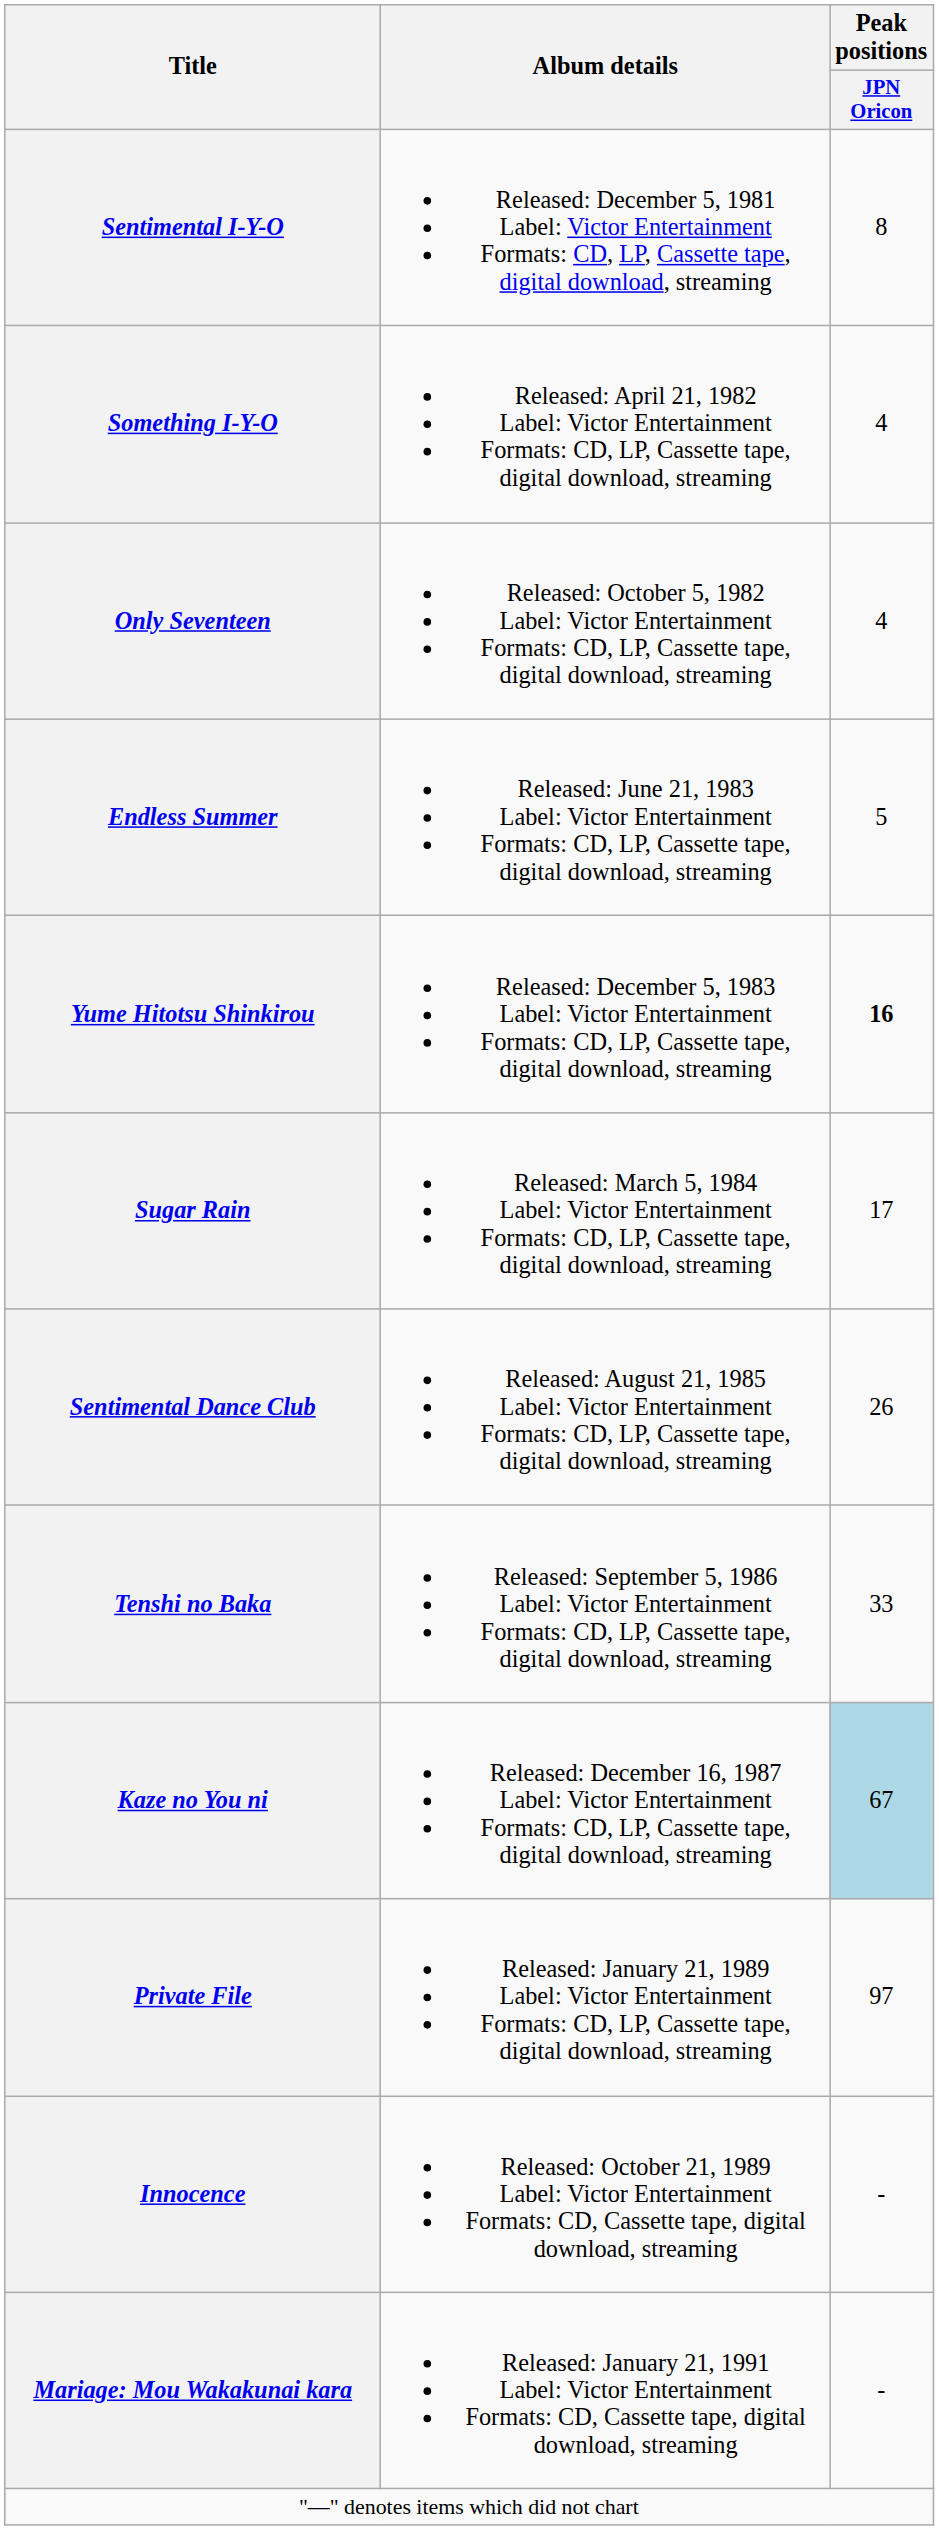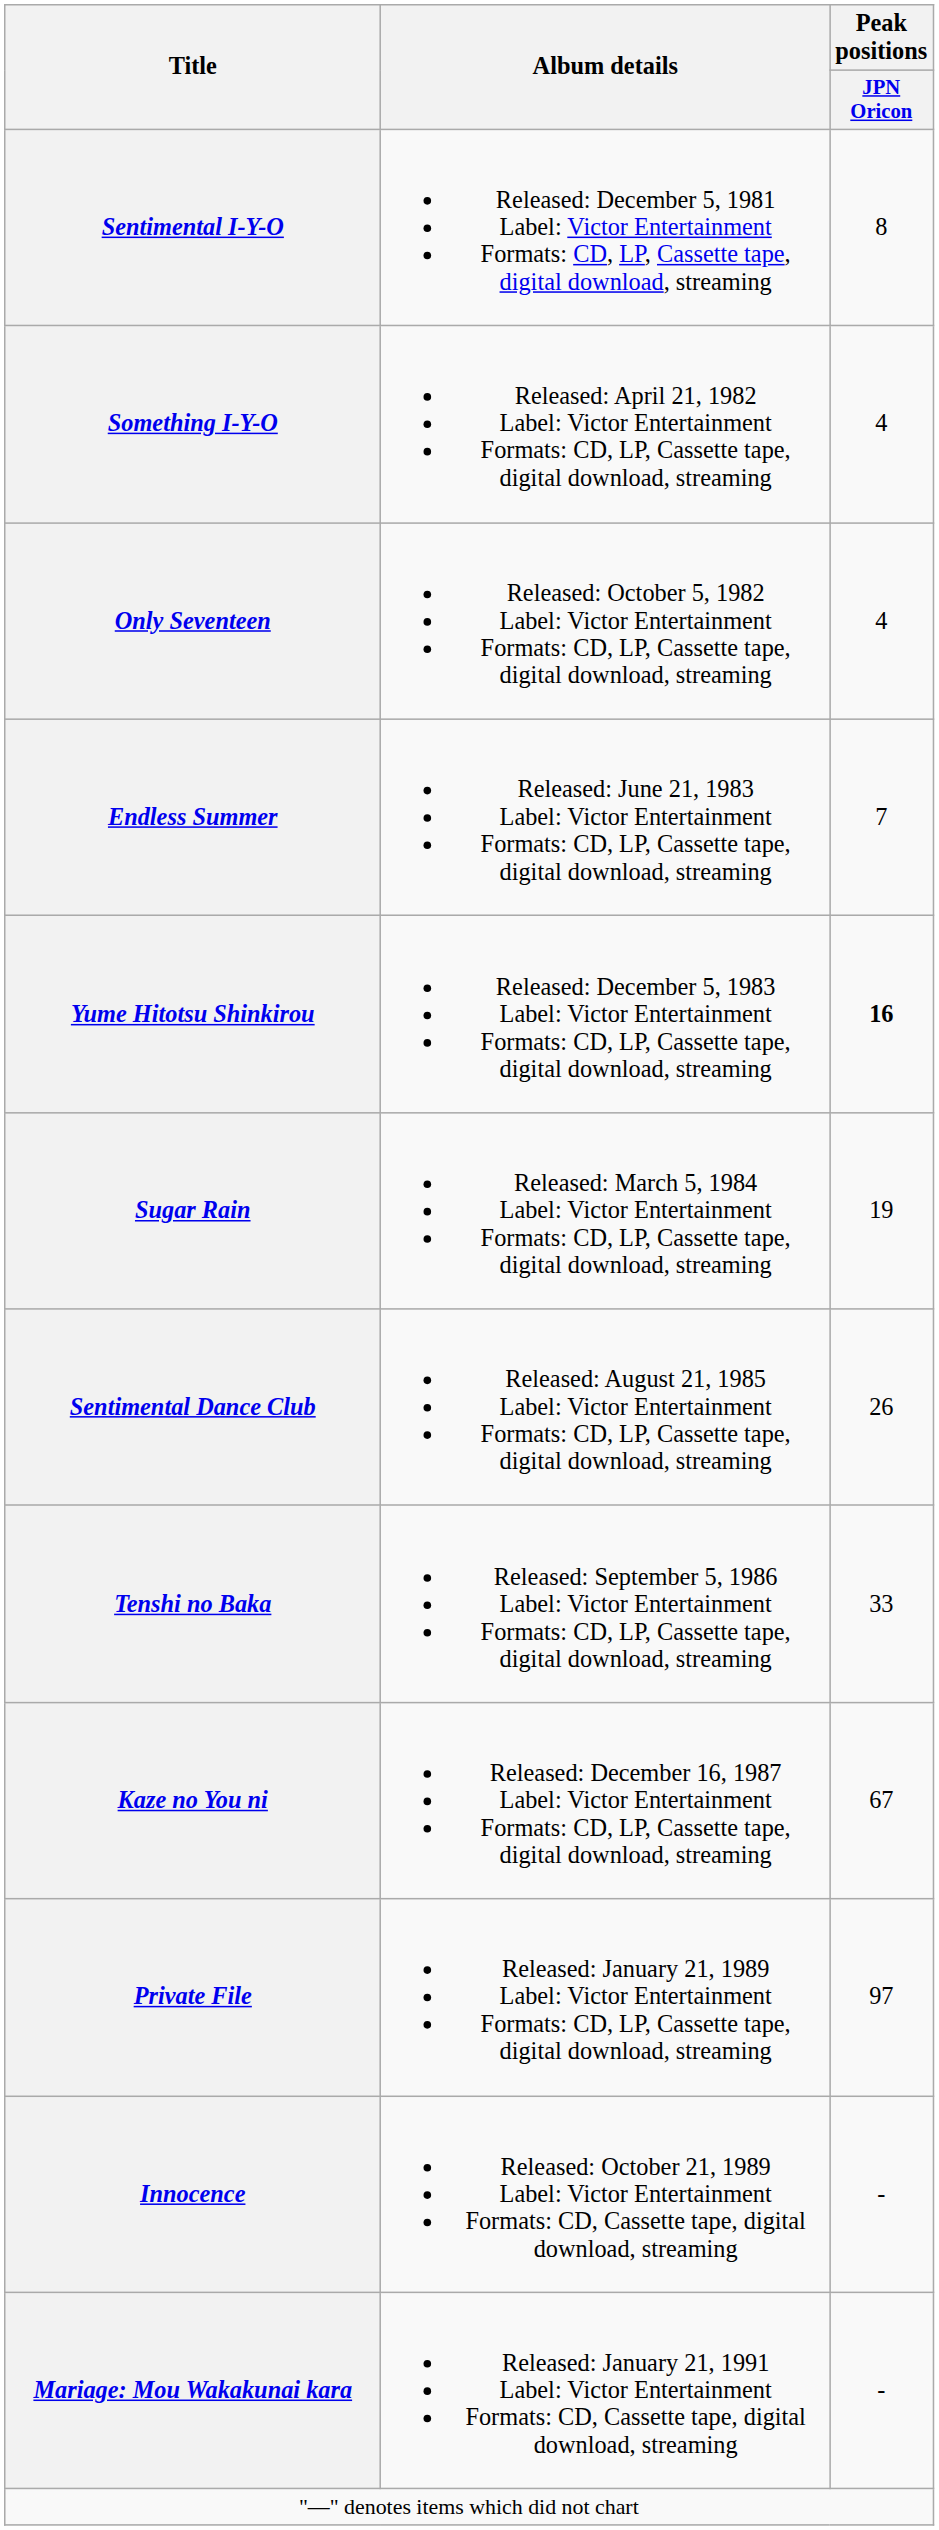(881, 817) 5 -> (881, 817) 7
(881, 1210) 17 -> (881, 1210) 19
(881, 1800) lightblue background -> (881, 1800) no background
